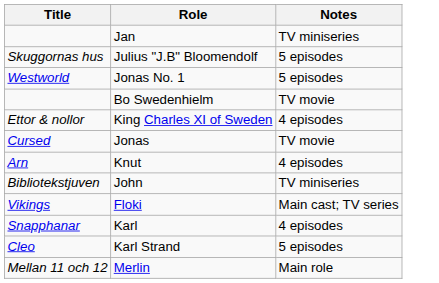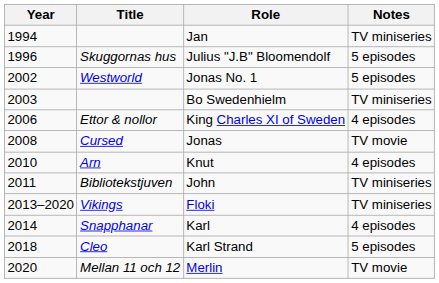+ column: (41, 15)
(307, 99) TV movie -> (391, 99) TV miniseries
(339, 204) Main cast; TV series -> (391, 204) TV miniseries
(306, 267) Main role -> (379, 267) TV movie
